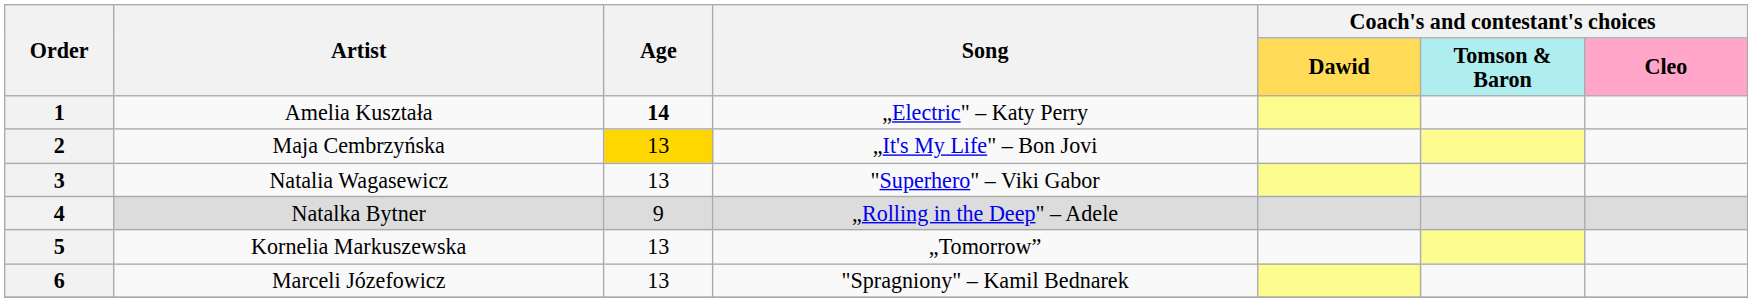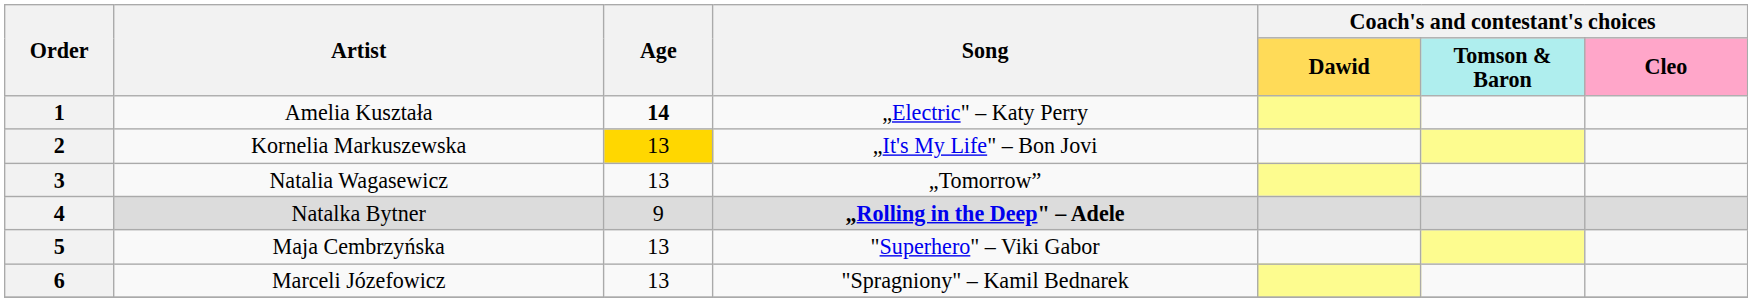(359, 146) Maja Cembrzyńska -> (359, 146) Kornelia Markuszewska
(985, 180) "Superhero" – Viki Gabor -> (985, 180) „Tomorrow”
(985, 213) normal -> (985, 213) bold
(359, 247) Kornelia Markuszewska -> (359, 247) Maja Cembrzyńska
(985, 247) „Tomorrow” -> (985, 247) "Superhero" – Viki Gabor
